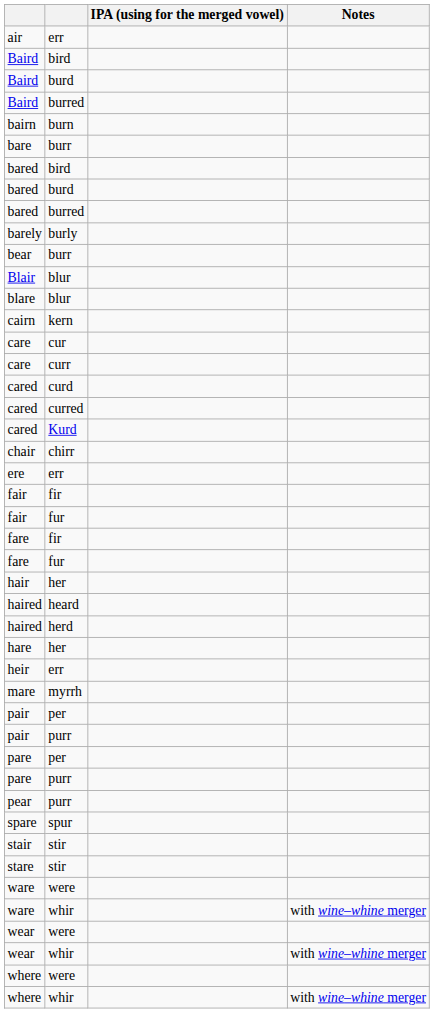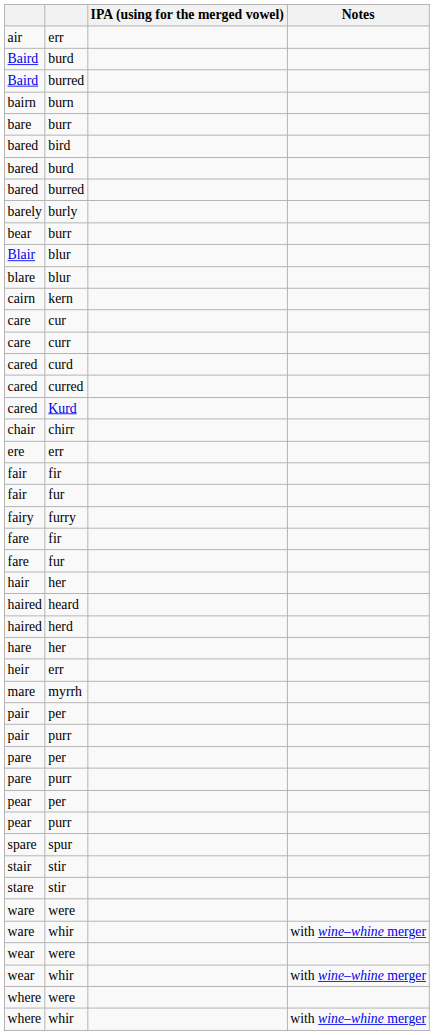- row: (23, 59)
+ row: (21, 517)
+ row: (19, 801)
